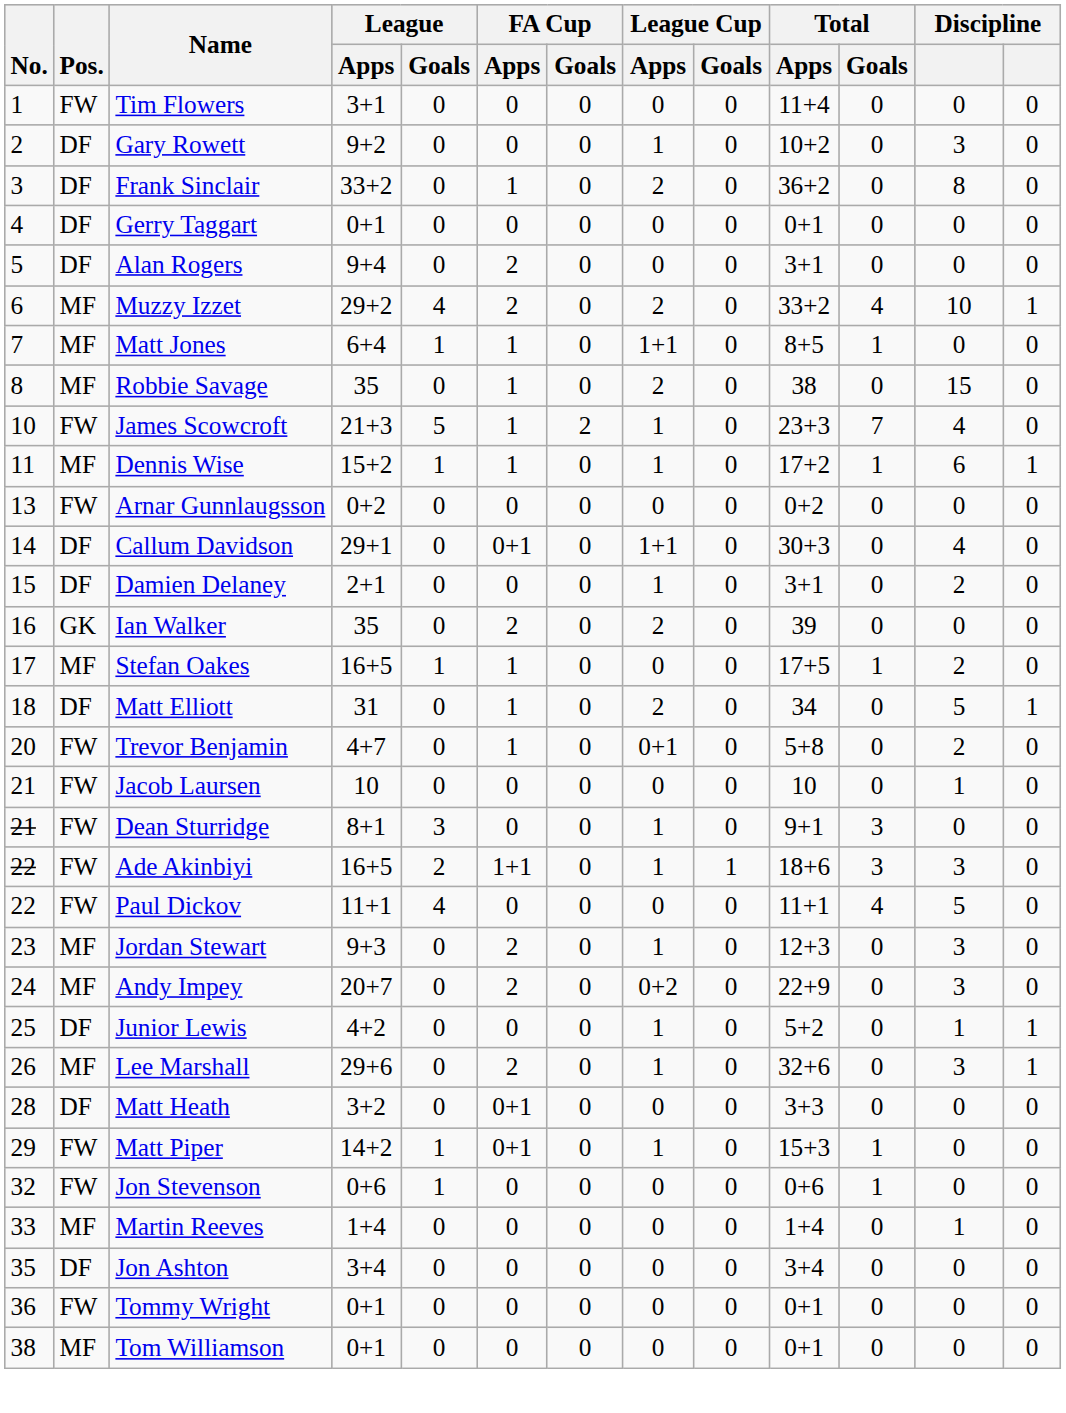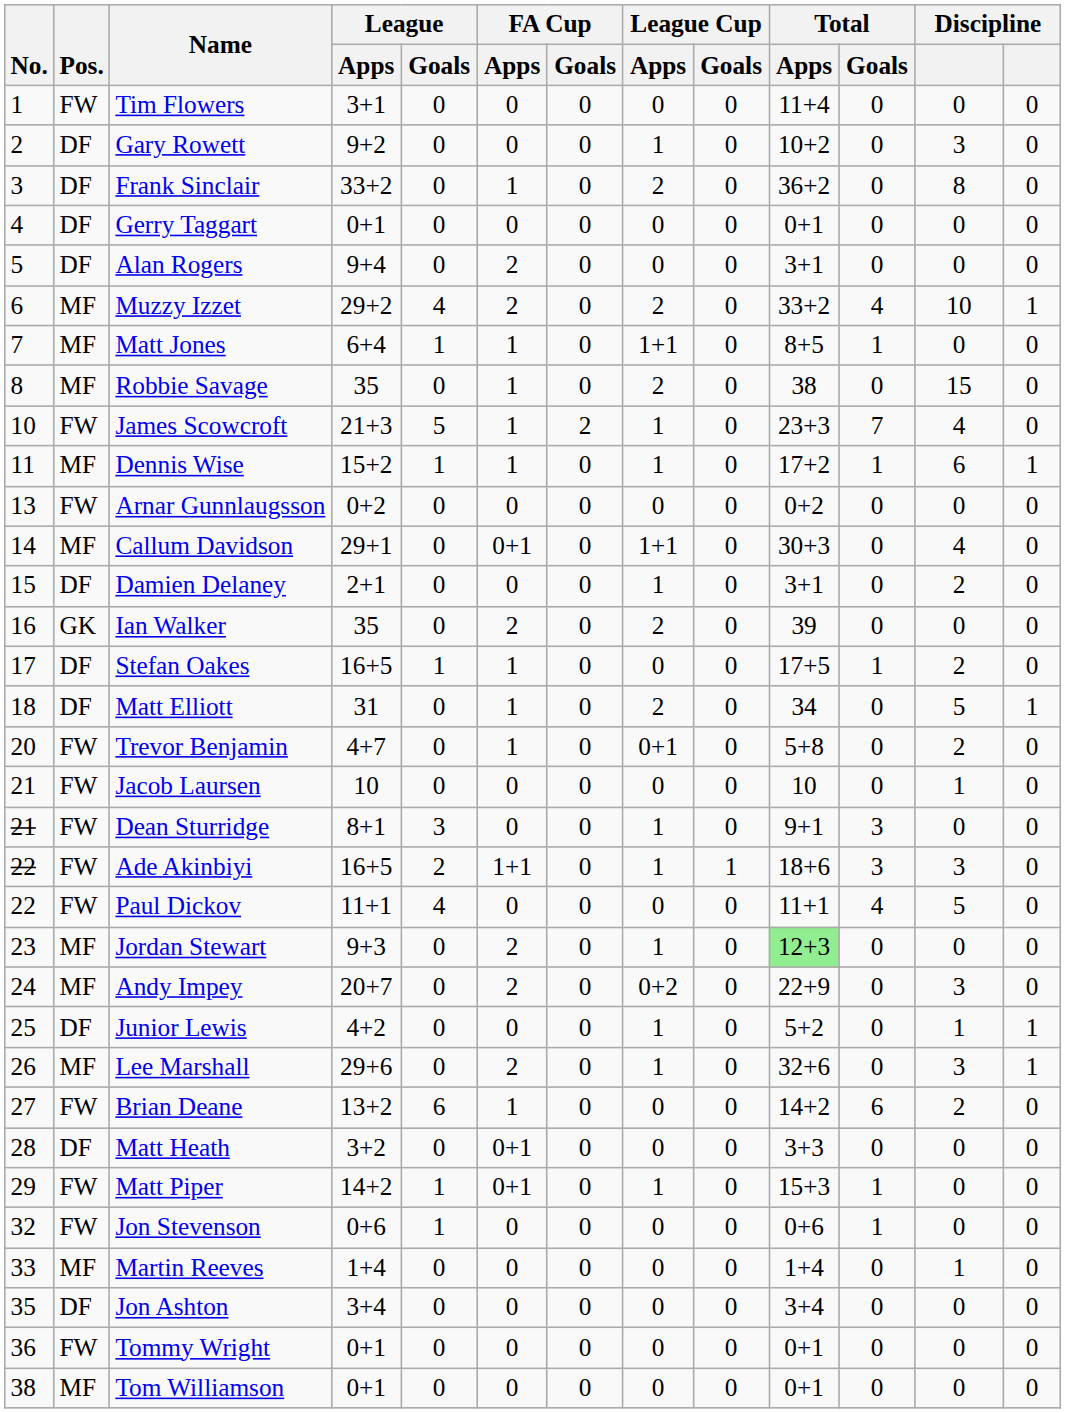(76, 545) DF -> (78, 545) MF
(78, 666) MF -> (76, 666) DF
(804, 946) no background -> (804, 946) lightgreen background
(959, 946) 3 -> (959, 946) 0
+ row: (179, 1107)
